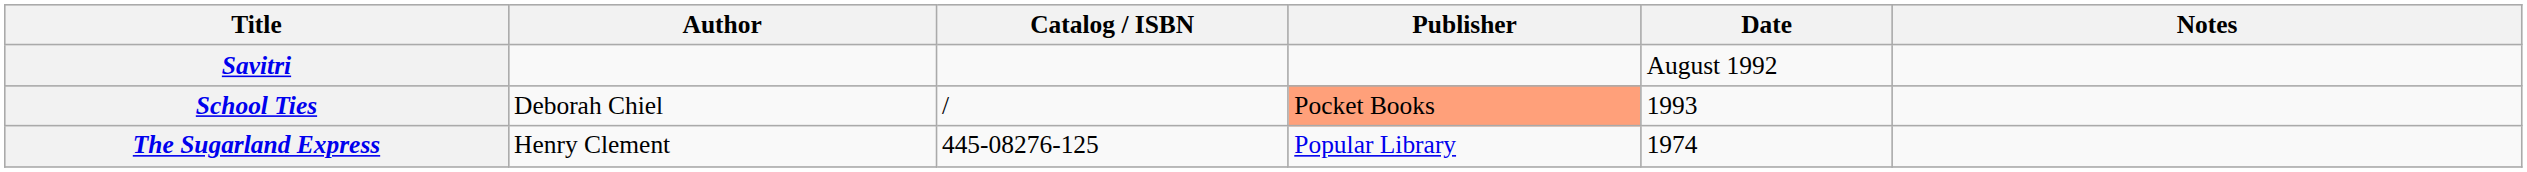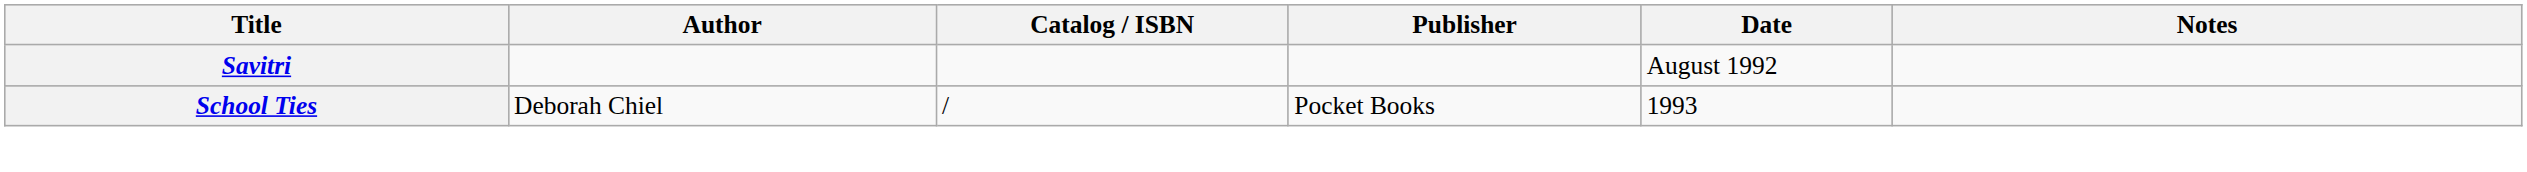(1365, 105) lightsalmon background -> (1365, 105) no background
- row: (256, 145)
